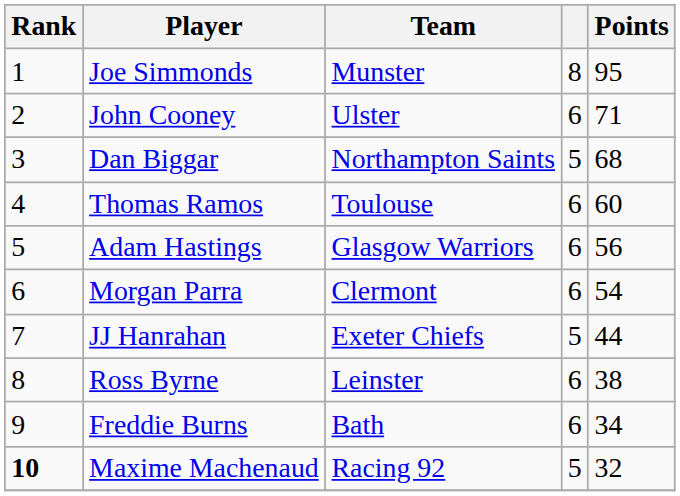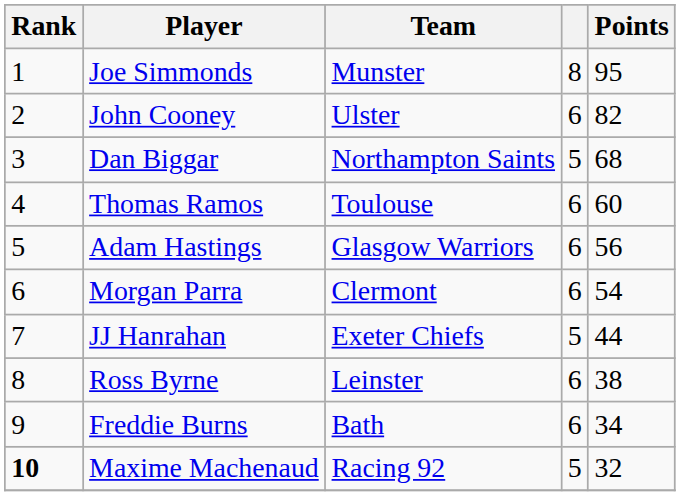(609, 114) 71 -> (609, 114) 82
